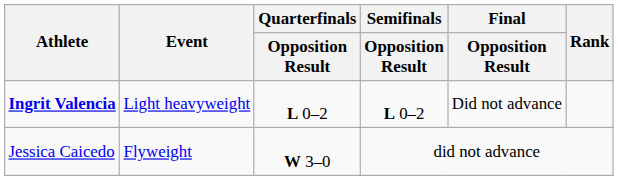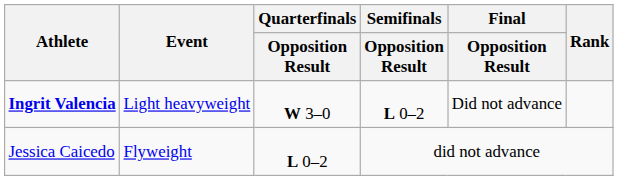(307, 114) L 0–2 -> (307, 114) W 3–0
(307, 161) W 3–0 -> (307, 161) L 0–2
